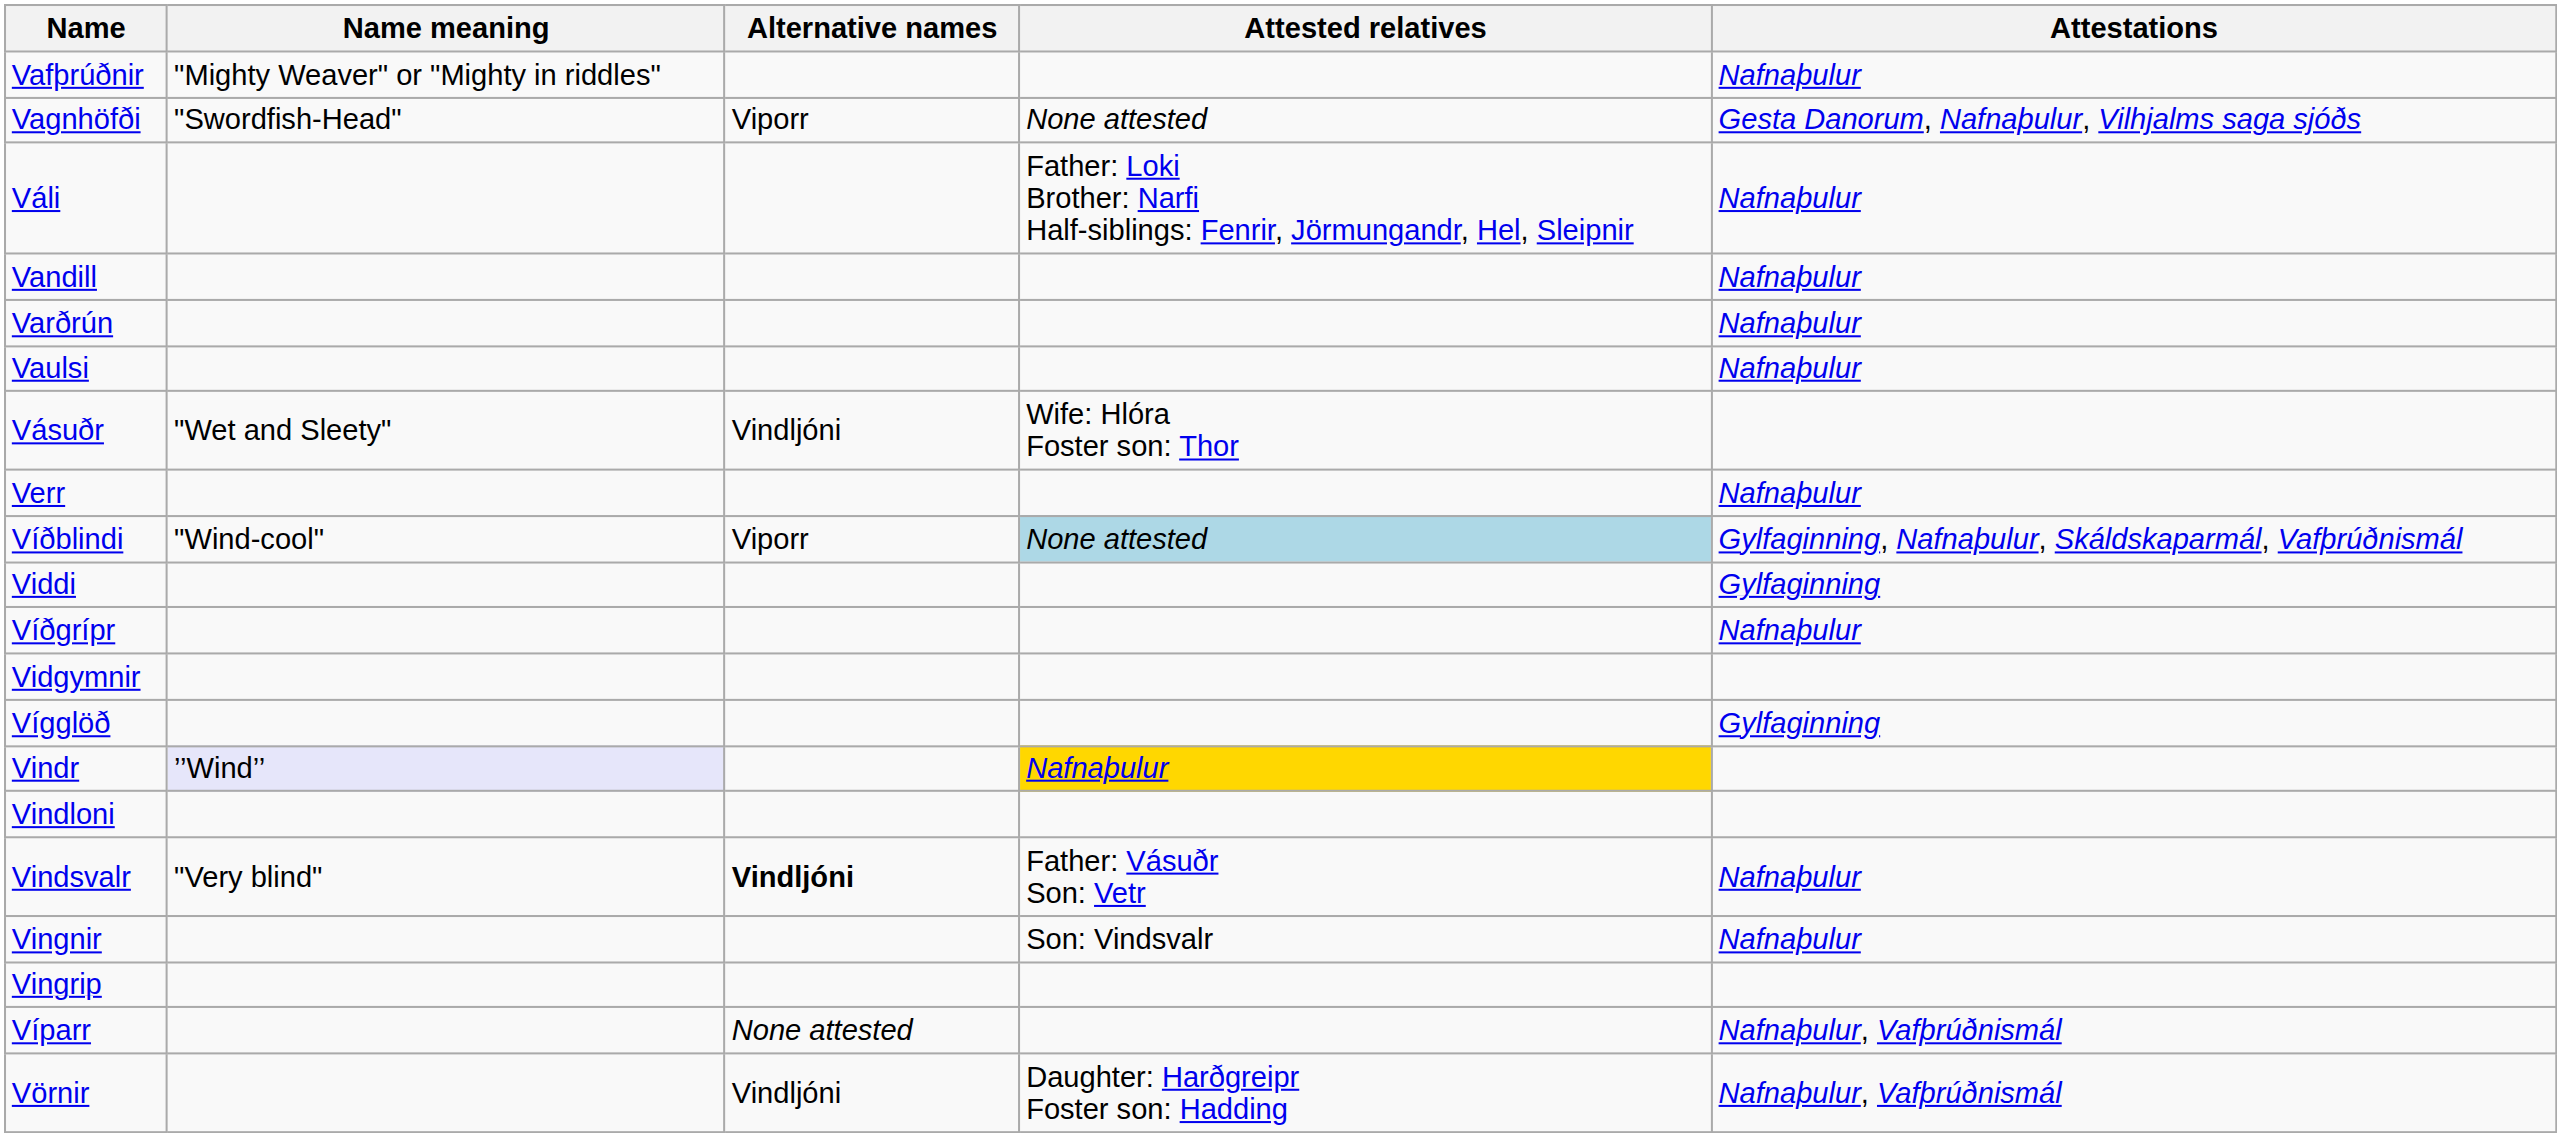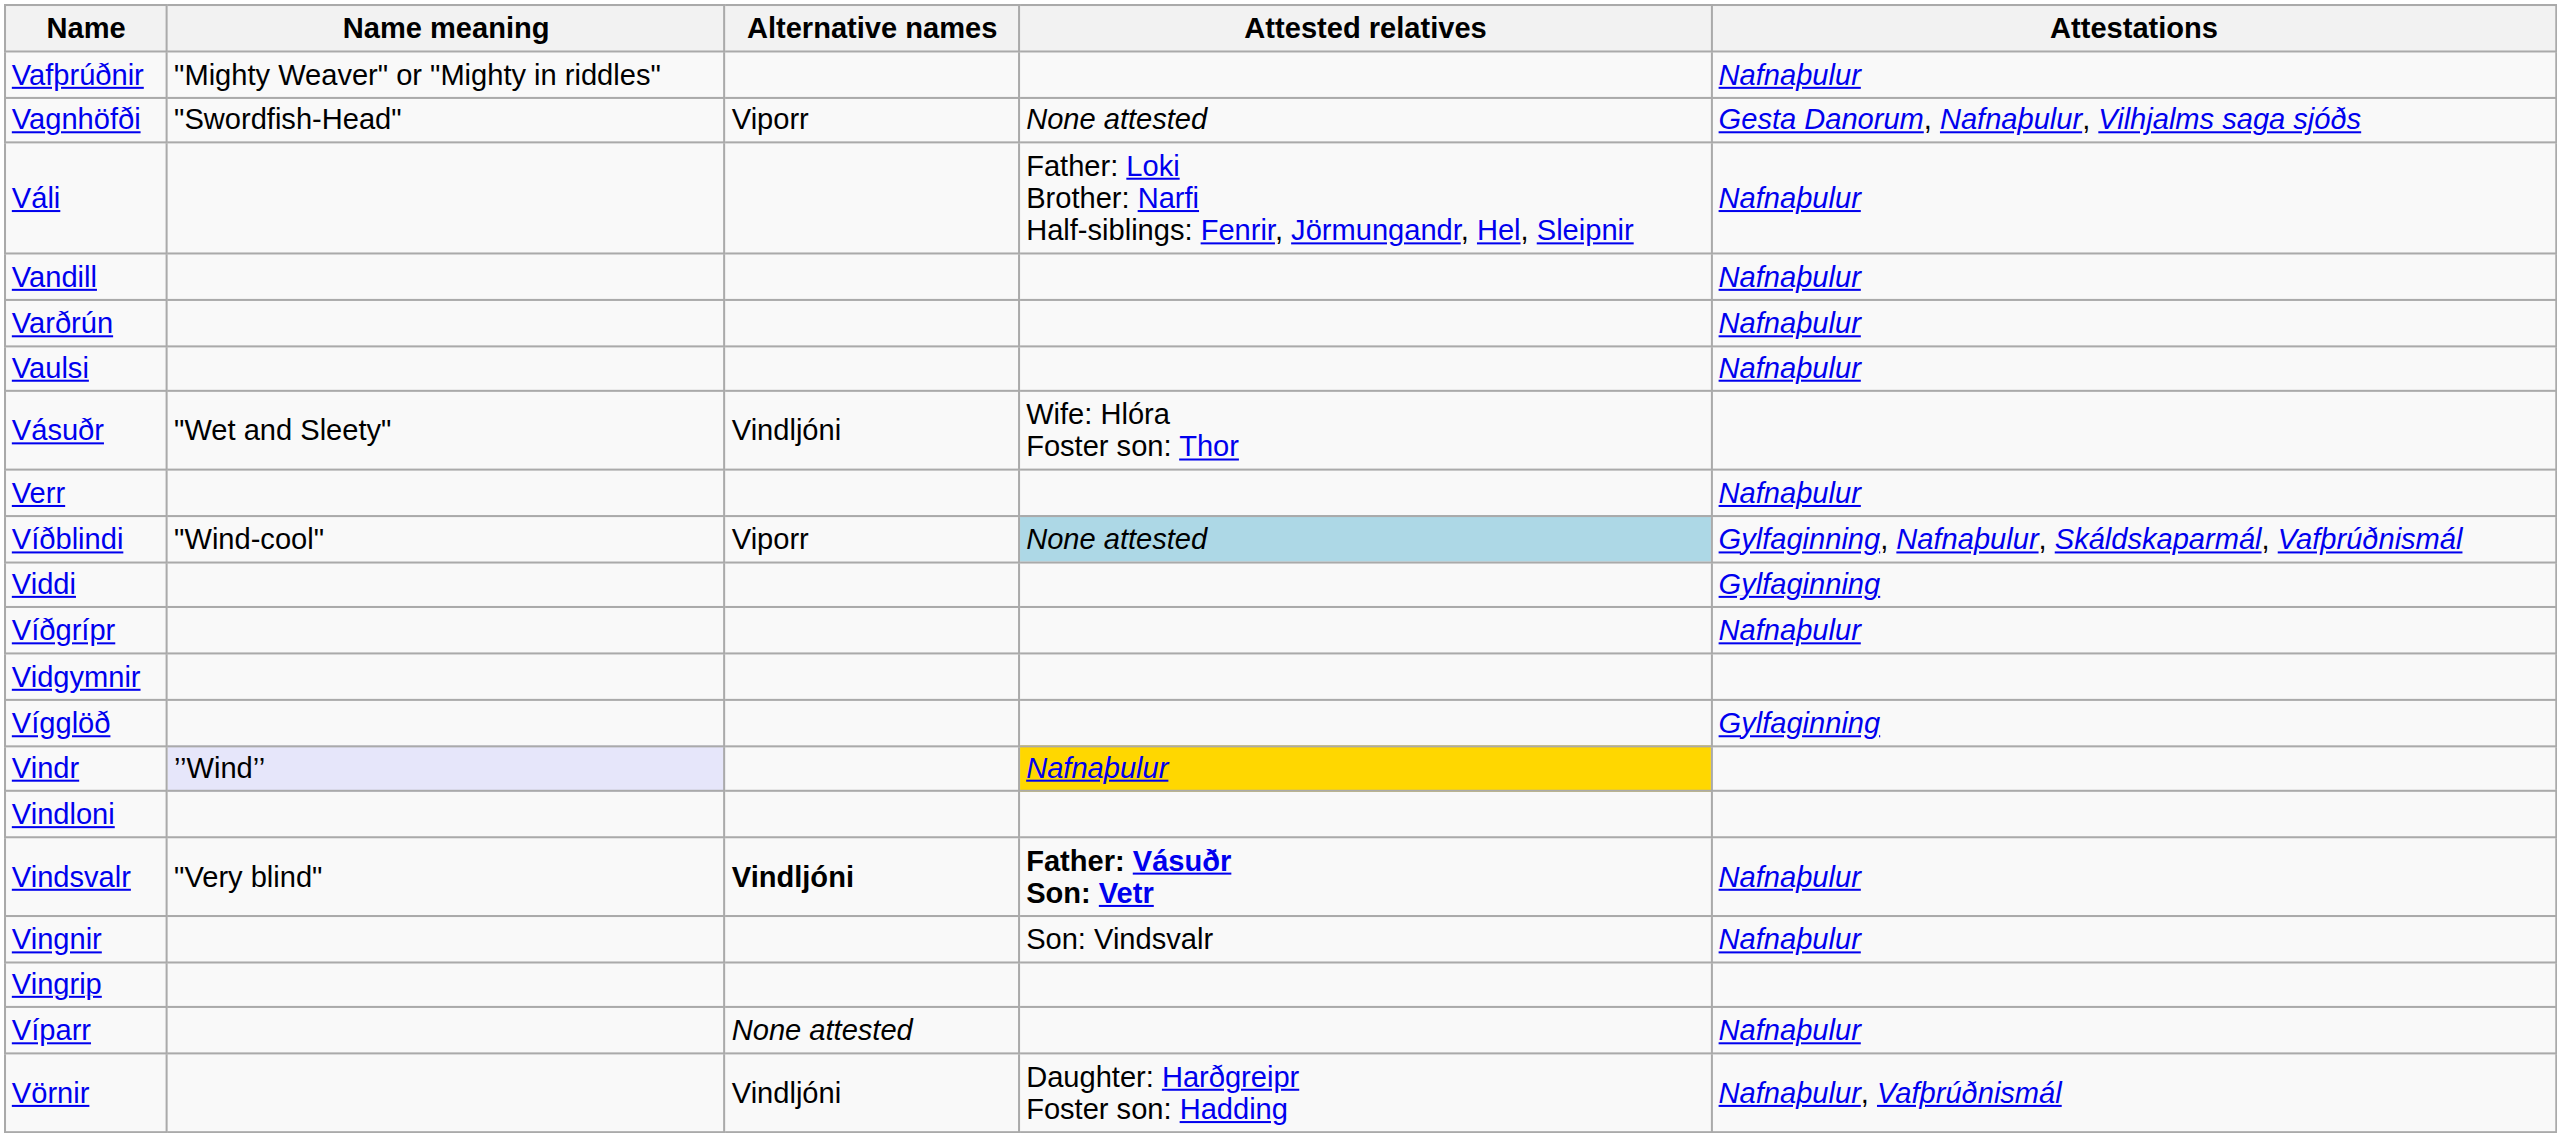(1122, 877) normal -> (1129, 877) bold
(1890, 1031) Nafnaþulur, Vafþrúðnismál -> (1790, 1031) Nafnaþulur
